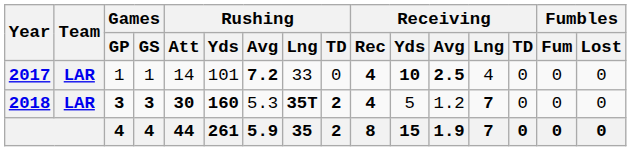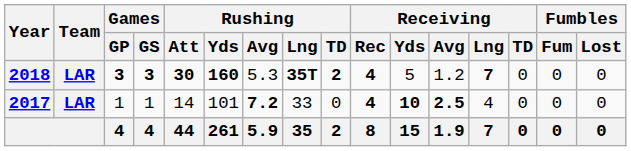rows swapped: (30, 75) <-> (30, 103)
